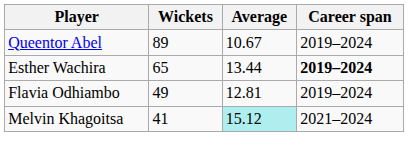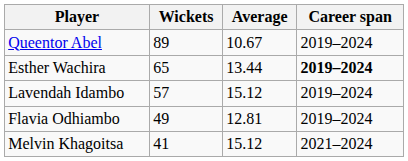+ row: (66, 93)
(244, 118) paleturquoise background -> (244, 144) no background
